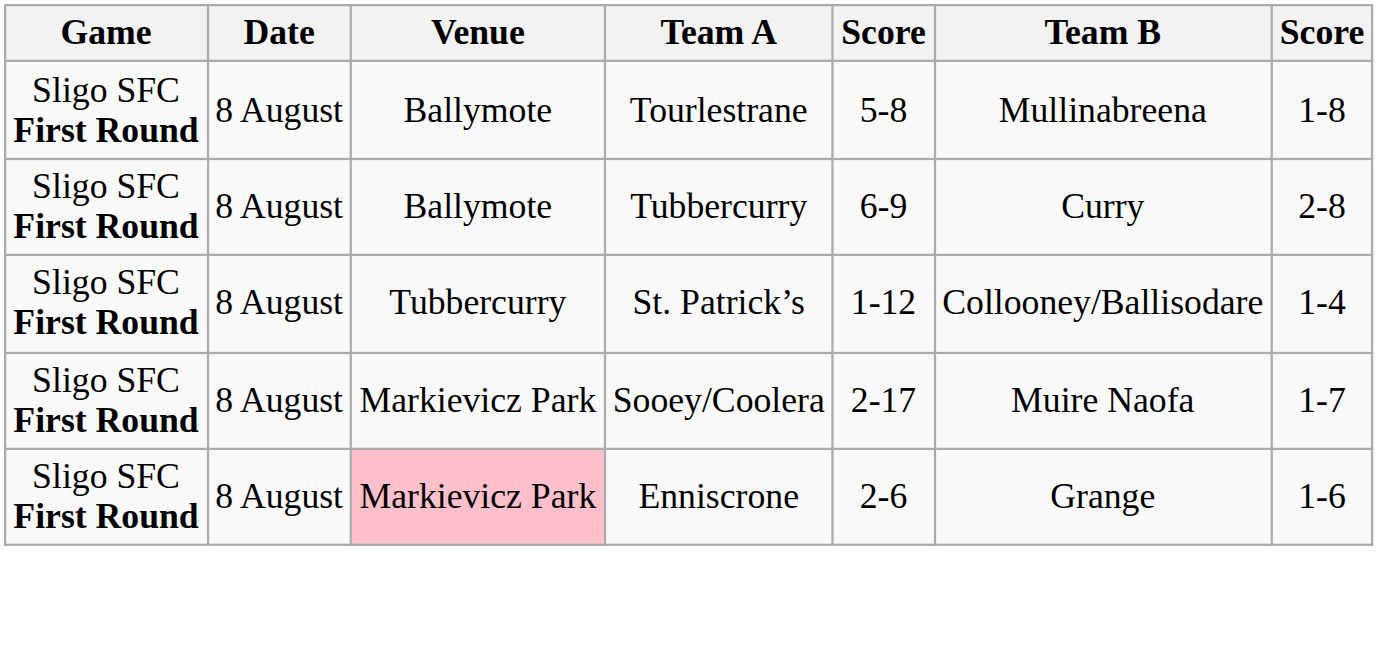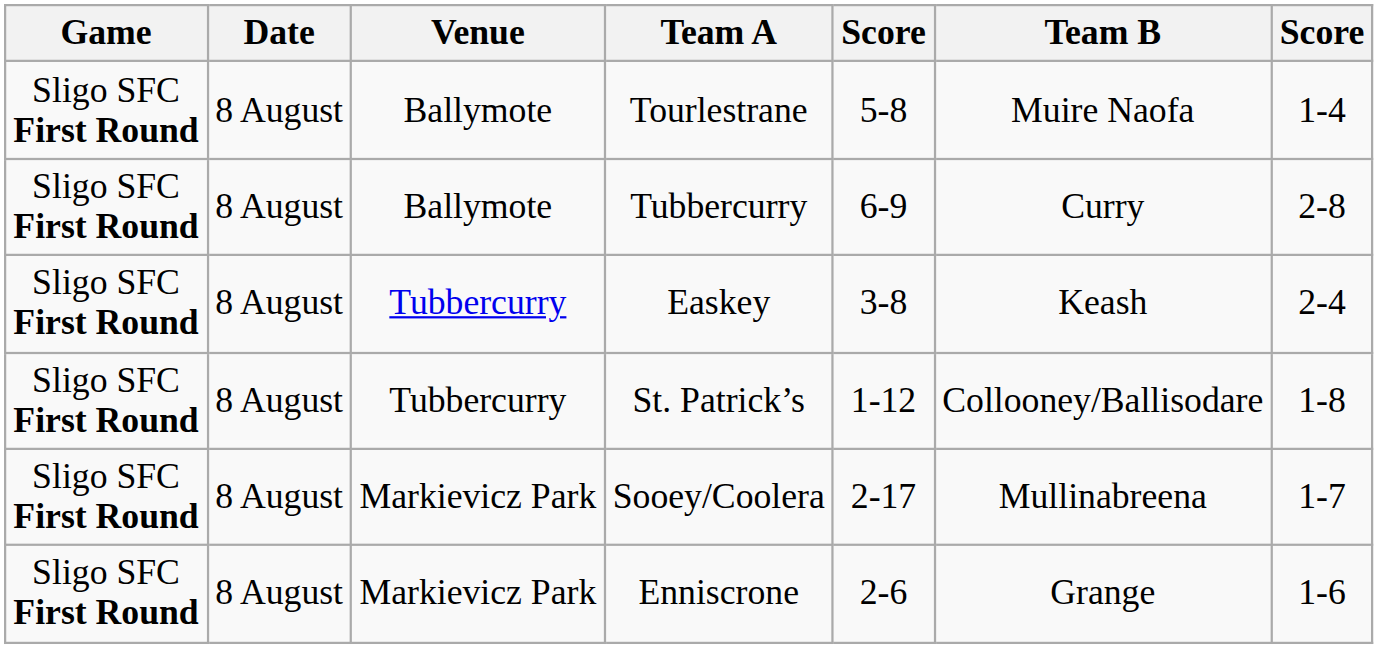(1103, 109) Mullinabreena -> (1103, 109) Muire Naofa
(1322, 109) 1-8 -> (1322, 109) 1-4
+ row: (719, 302)
(1322, 302) 1-4 -> (1322, 399) 1-8
(1103, 399) Muire Naofa -> (1103, 496) Mullinabreena
(478, 496) pink background -> (478, 593) no background
